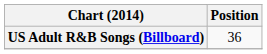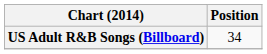(235, 37) 36 -> (235, 37) 34
